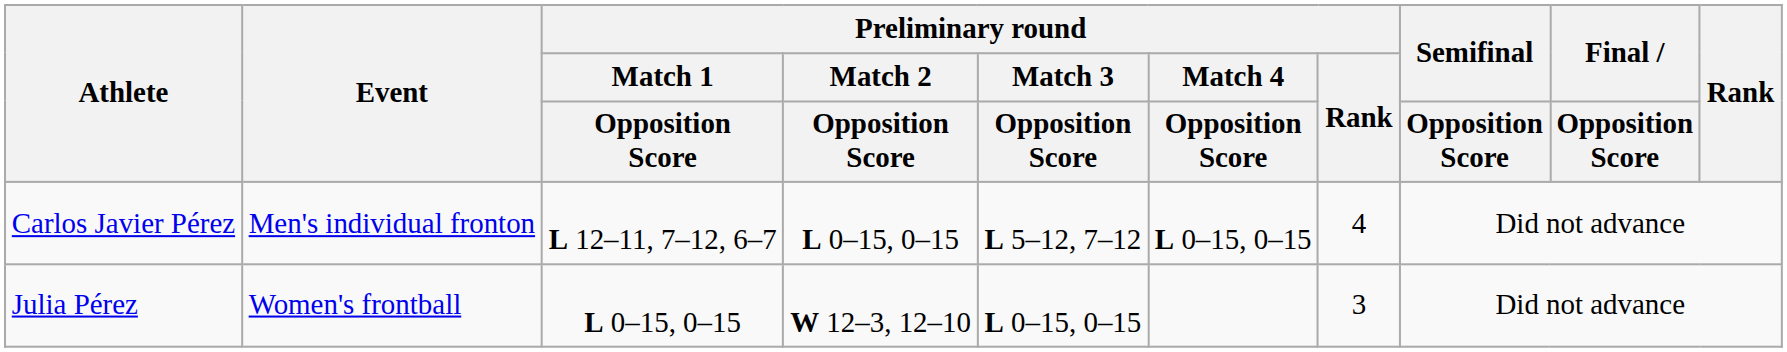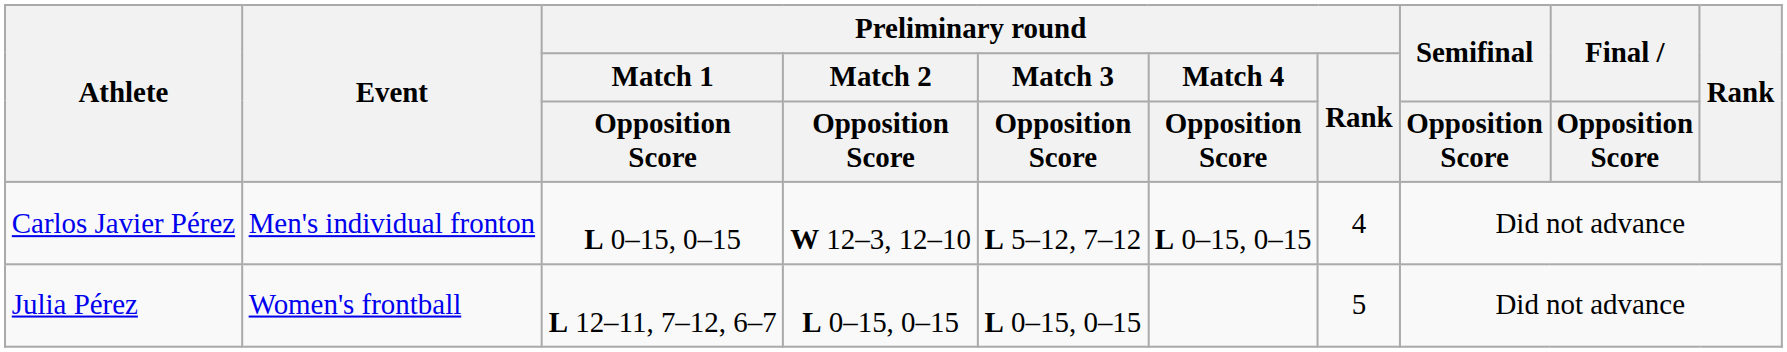(663, 240) L 12–11, 7–12, 6–7 -> (663, 240) L 0–15, 0–15
(881, 240) L 0–15, 0–15 -> (881, 240) W 12–3, 12–10
(663, 322) L 0–15, 0–15 -> (663, 322) L 12–11, 7–12, 6–7
(881, 322) W 12–3, 12–10 -> (881, 322) L 0–15, 0–15
(1359, 305) 3 -> (1359, 305) 5
